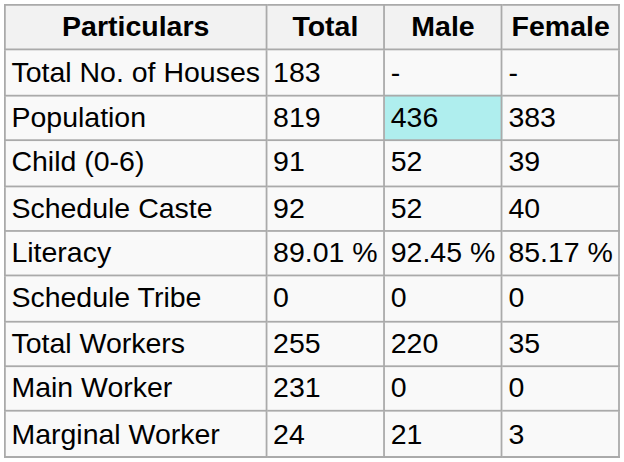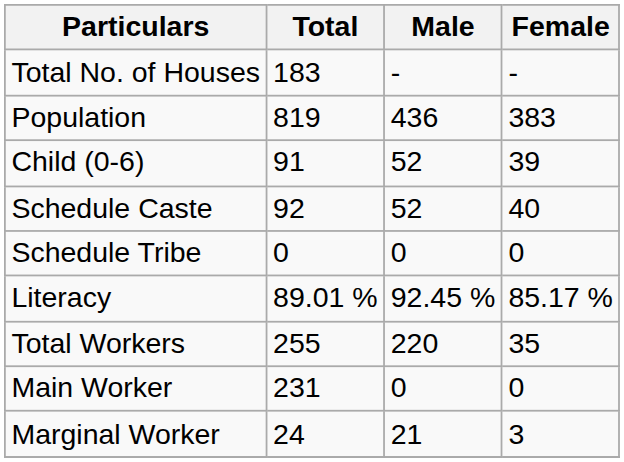(415, 117) paleturquoise background -> (415, 117) no background
rows swapped: (106, 298) <-> (61, 252)
